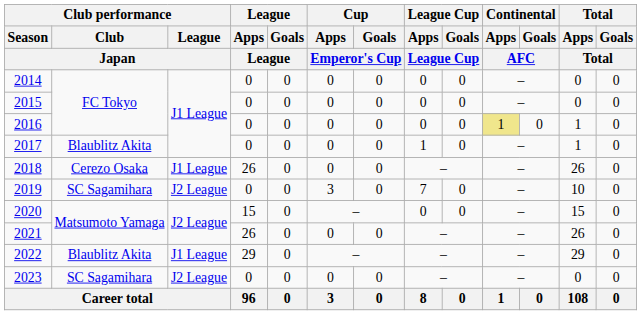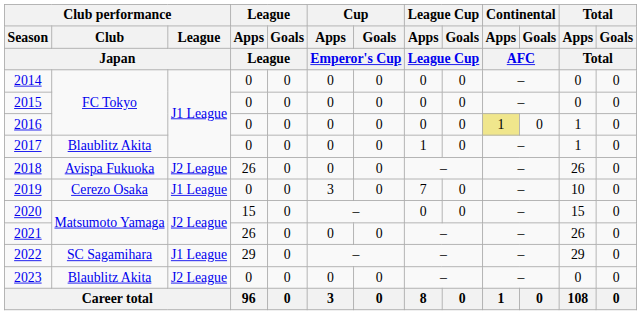(110, 168) Cerezo Osaka -> (110, 168) Avispa Fukuoka
(199, 168) J1 League -> (199, 168) J2 League
(110, 189) SC Sagamihara -> (110, 189) Cerezo Osaka
(199, 189) J2 League -> (199, 189) J1 League
(110, 255) Blaublitz Akita -> (110, 255) SC Sagamihara
(110, 277) SC Sagamihara -> (110, 277) Blaublitz Akita
